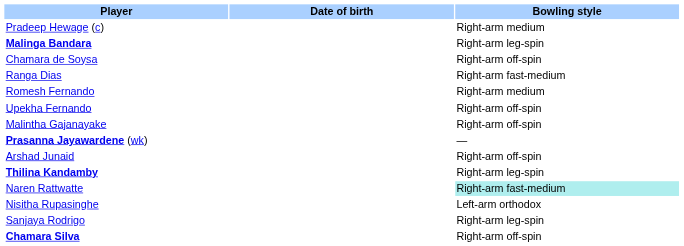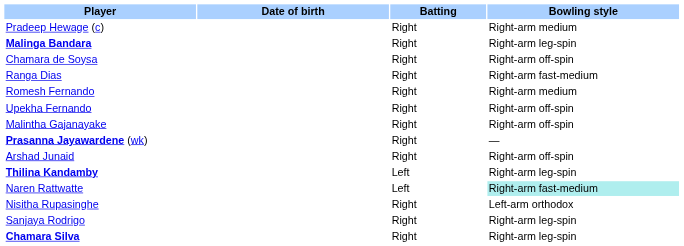+ column: (438, 11)
(499, 236) Right-arm off-spin -> (533, 236) Right-arm leg-spin
